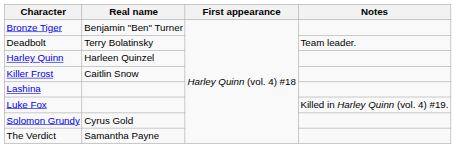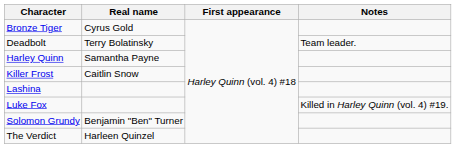(134, 27) Benjamin "Ben" Turner -> (109, 27) Cyrus Gold
(119, 58) Harleen Quinzel -> (122, 58) Samantha Payne
(109, 120) Cyrus Gold -> (134, 120) Benjamin "Ben" Turner
(122, 136) Samantha Payne -> (119, 136) Harleen Quinzel
